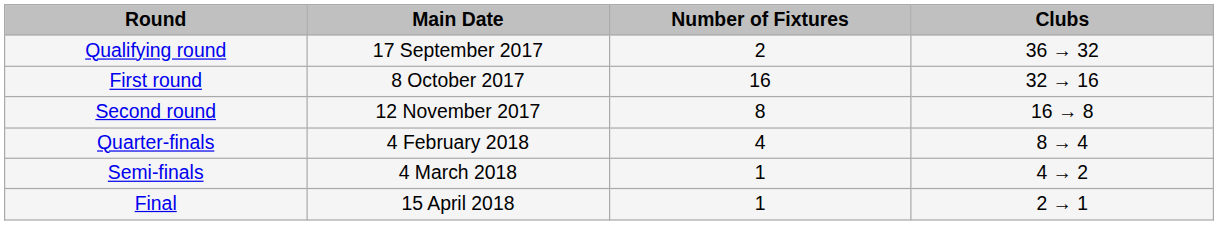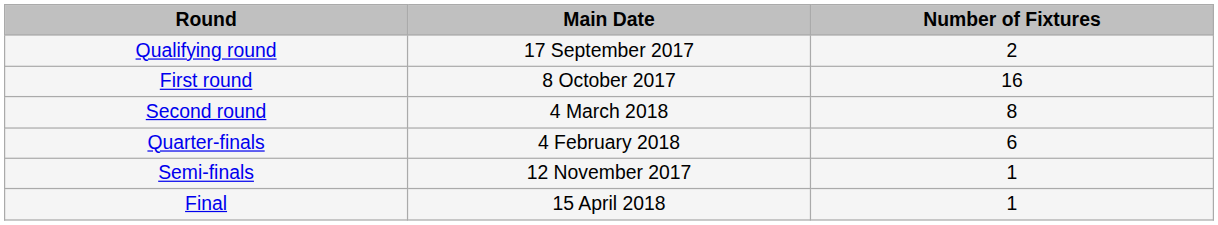- column: (1062, 19)
(458, 111) 12 November 2017 -> (609, 111) 4 March 2018
(760, 142) 4 -> (1012, 142) 6
(458, 173) 4 March 2018 -> (609, 173) 12 November 2017
